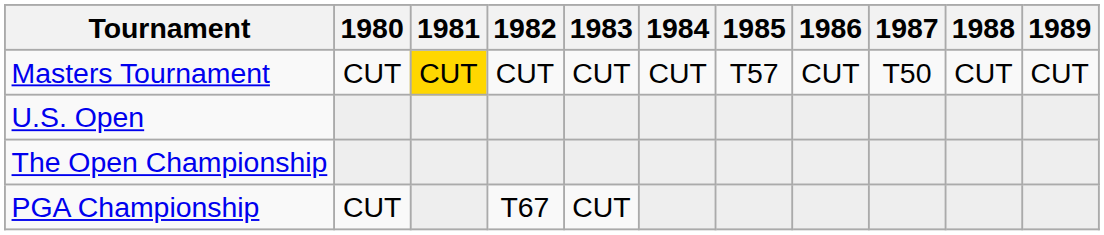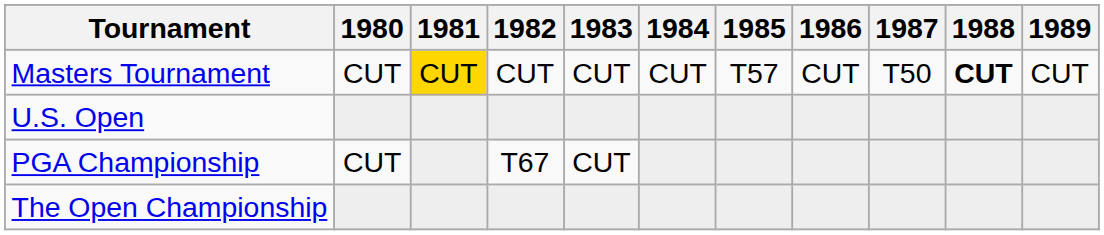(983, 73) normal -> (983, 73) bold
rows swapped: (169, 163) <-> (135, 208)
